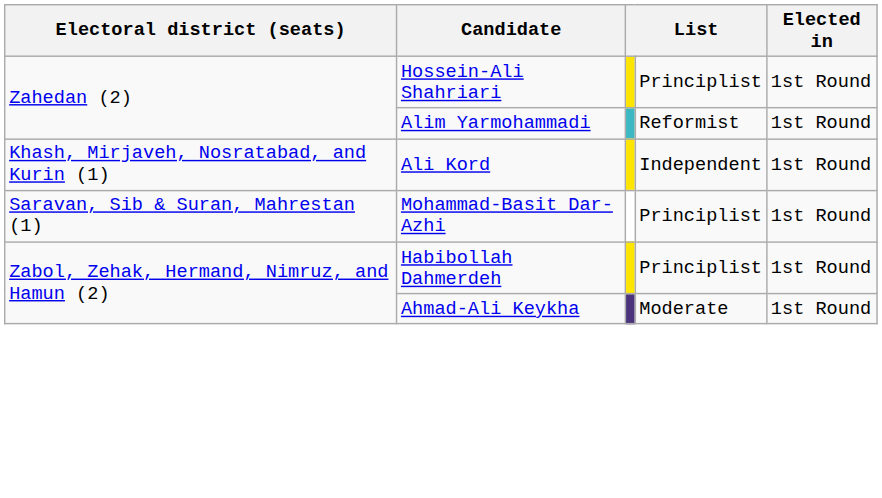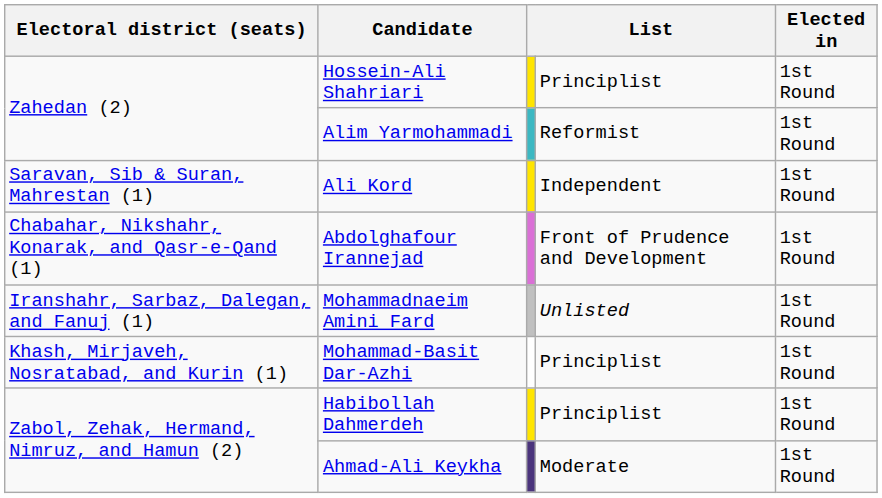(188, 164) Khash, Mirjaveh, Nosratabad, and Kurin (1) -> (126, 186) Saravan, Sib & Suran, Mahrestan (1)
+ row: (390, 248)
+ row: (395, 311)
(182, 216) Saravan, Sib & Suran, Mahrestan (1) -> (149, 363) Khash, Mirjaveh, Nosratabad, and Kurin (1)
